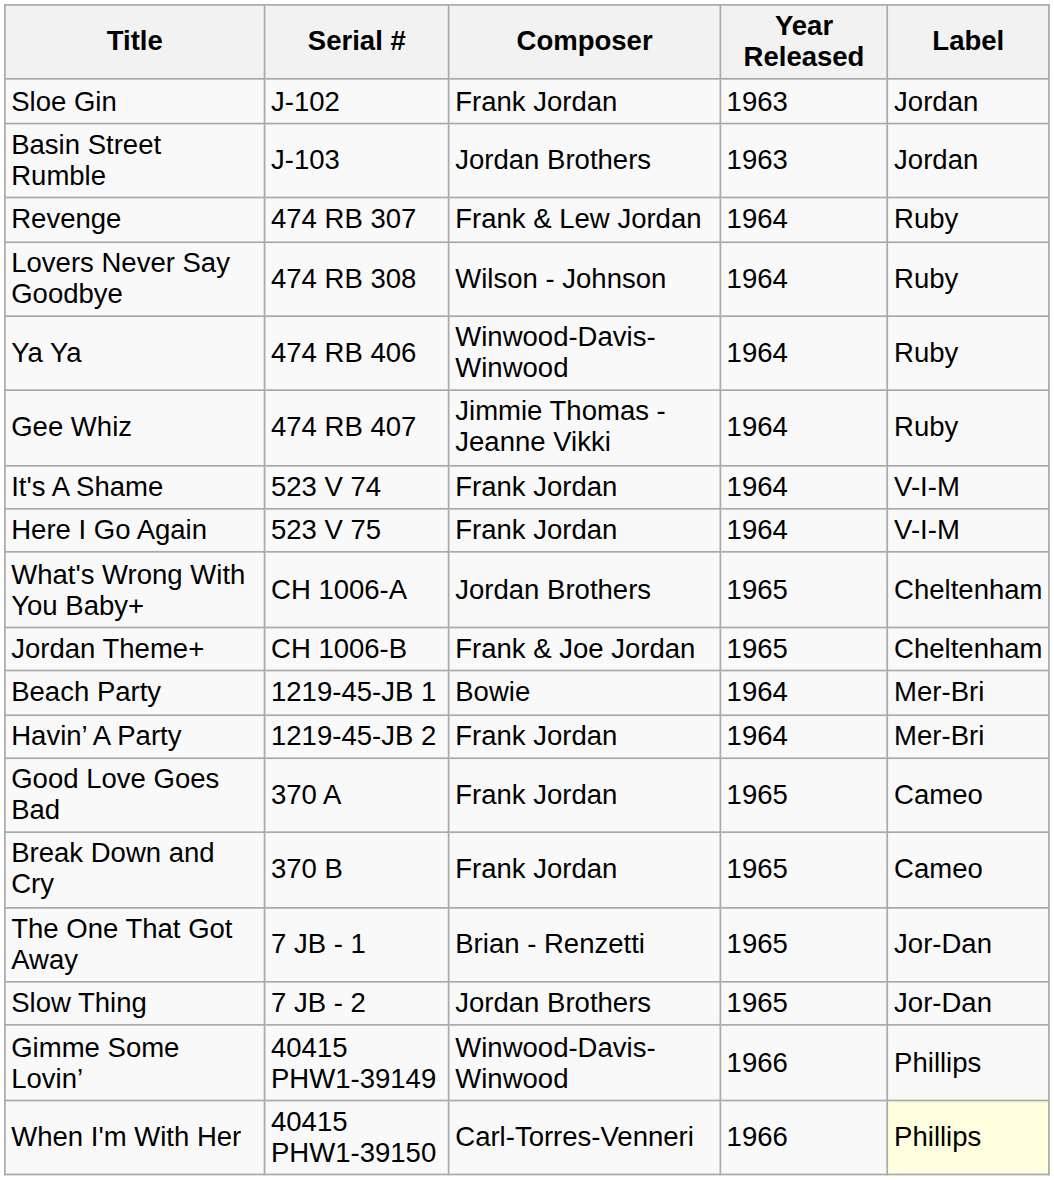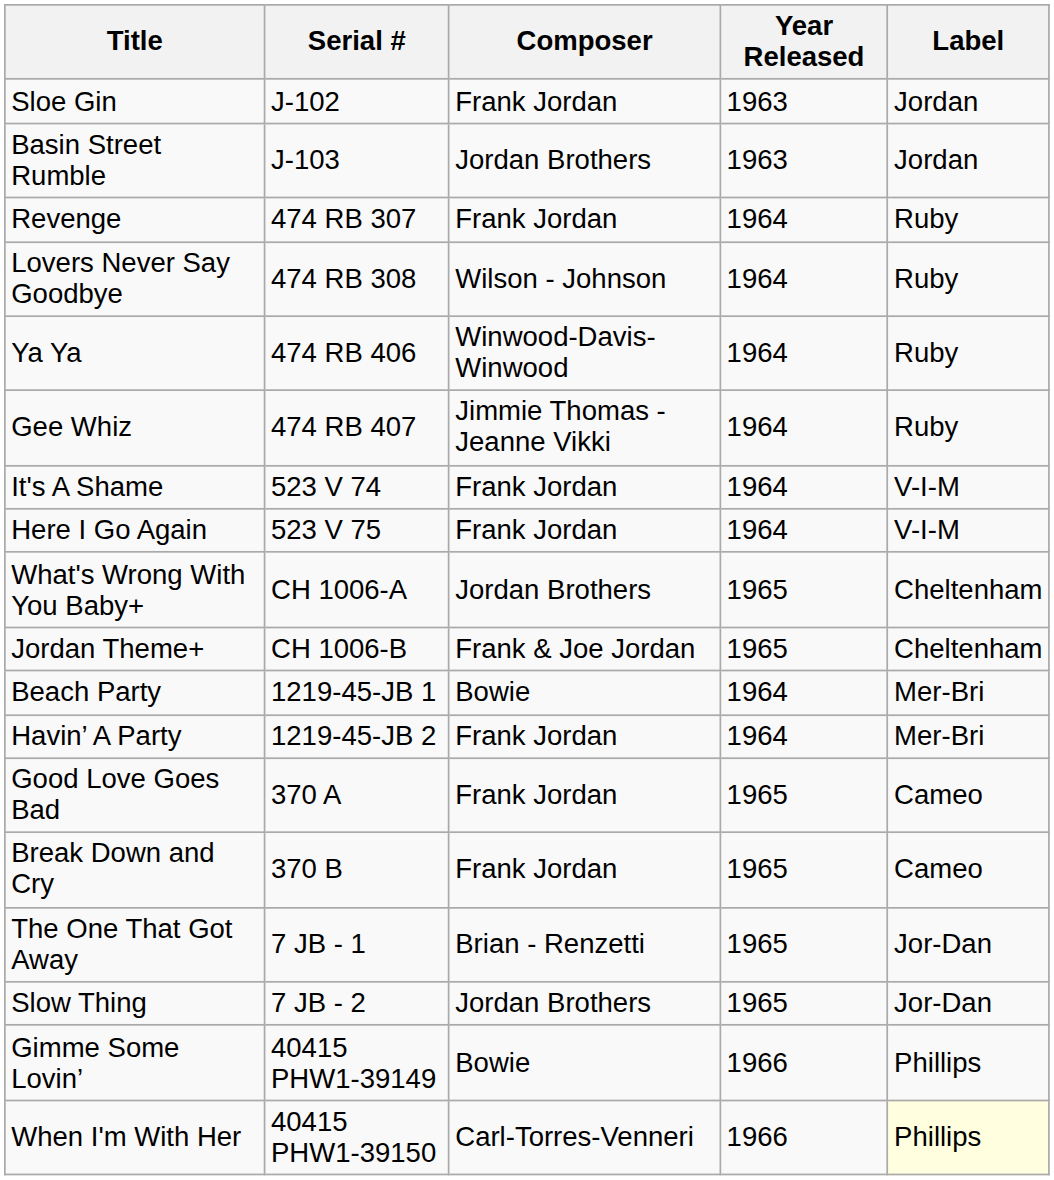(578, 219) Frank & Lew Jordan -> (536, 219) Frank Jordan
(555, 1062) Winwood-Davis-Winwood -> (493, 1062) Bowie
